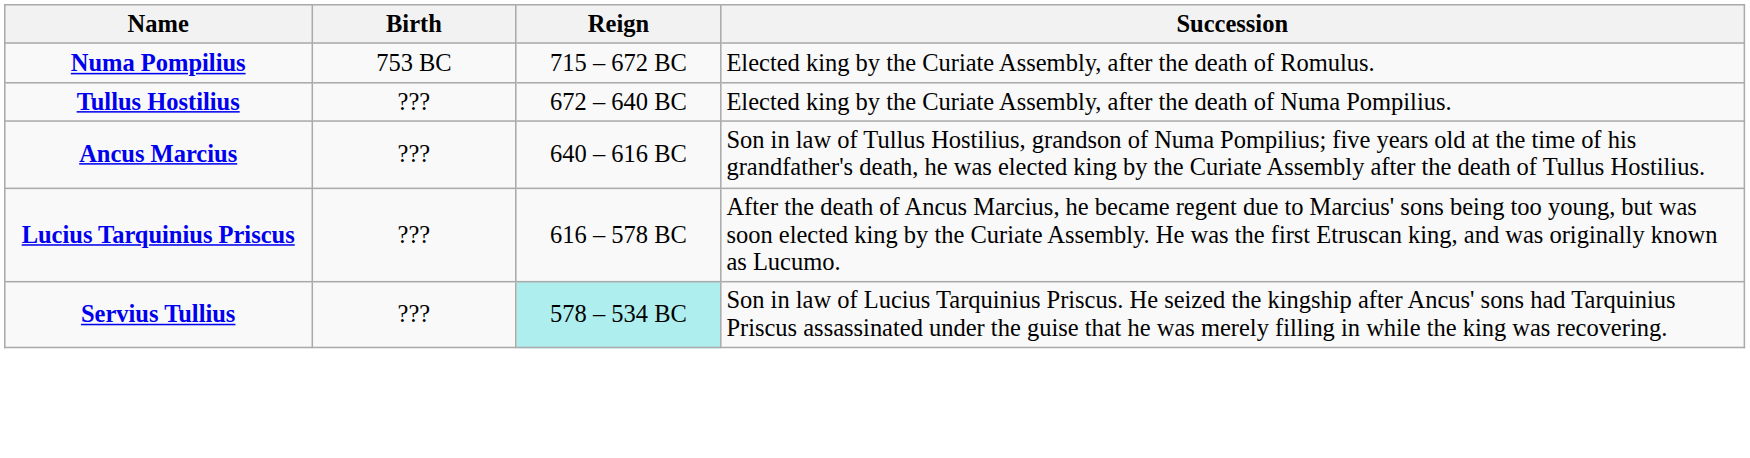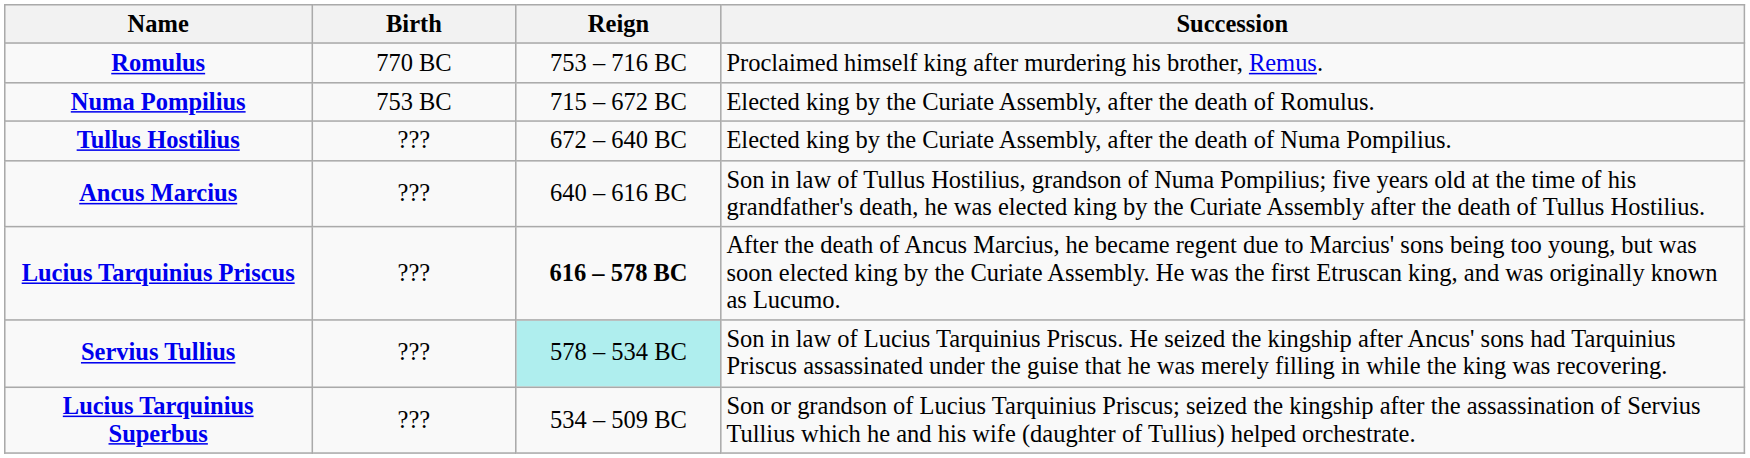+ row: (158, 62)
(618, 234) normal -> (618, 273) bold
+ row: (158, 419)
